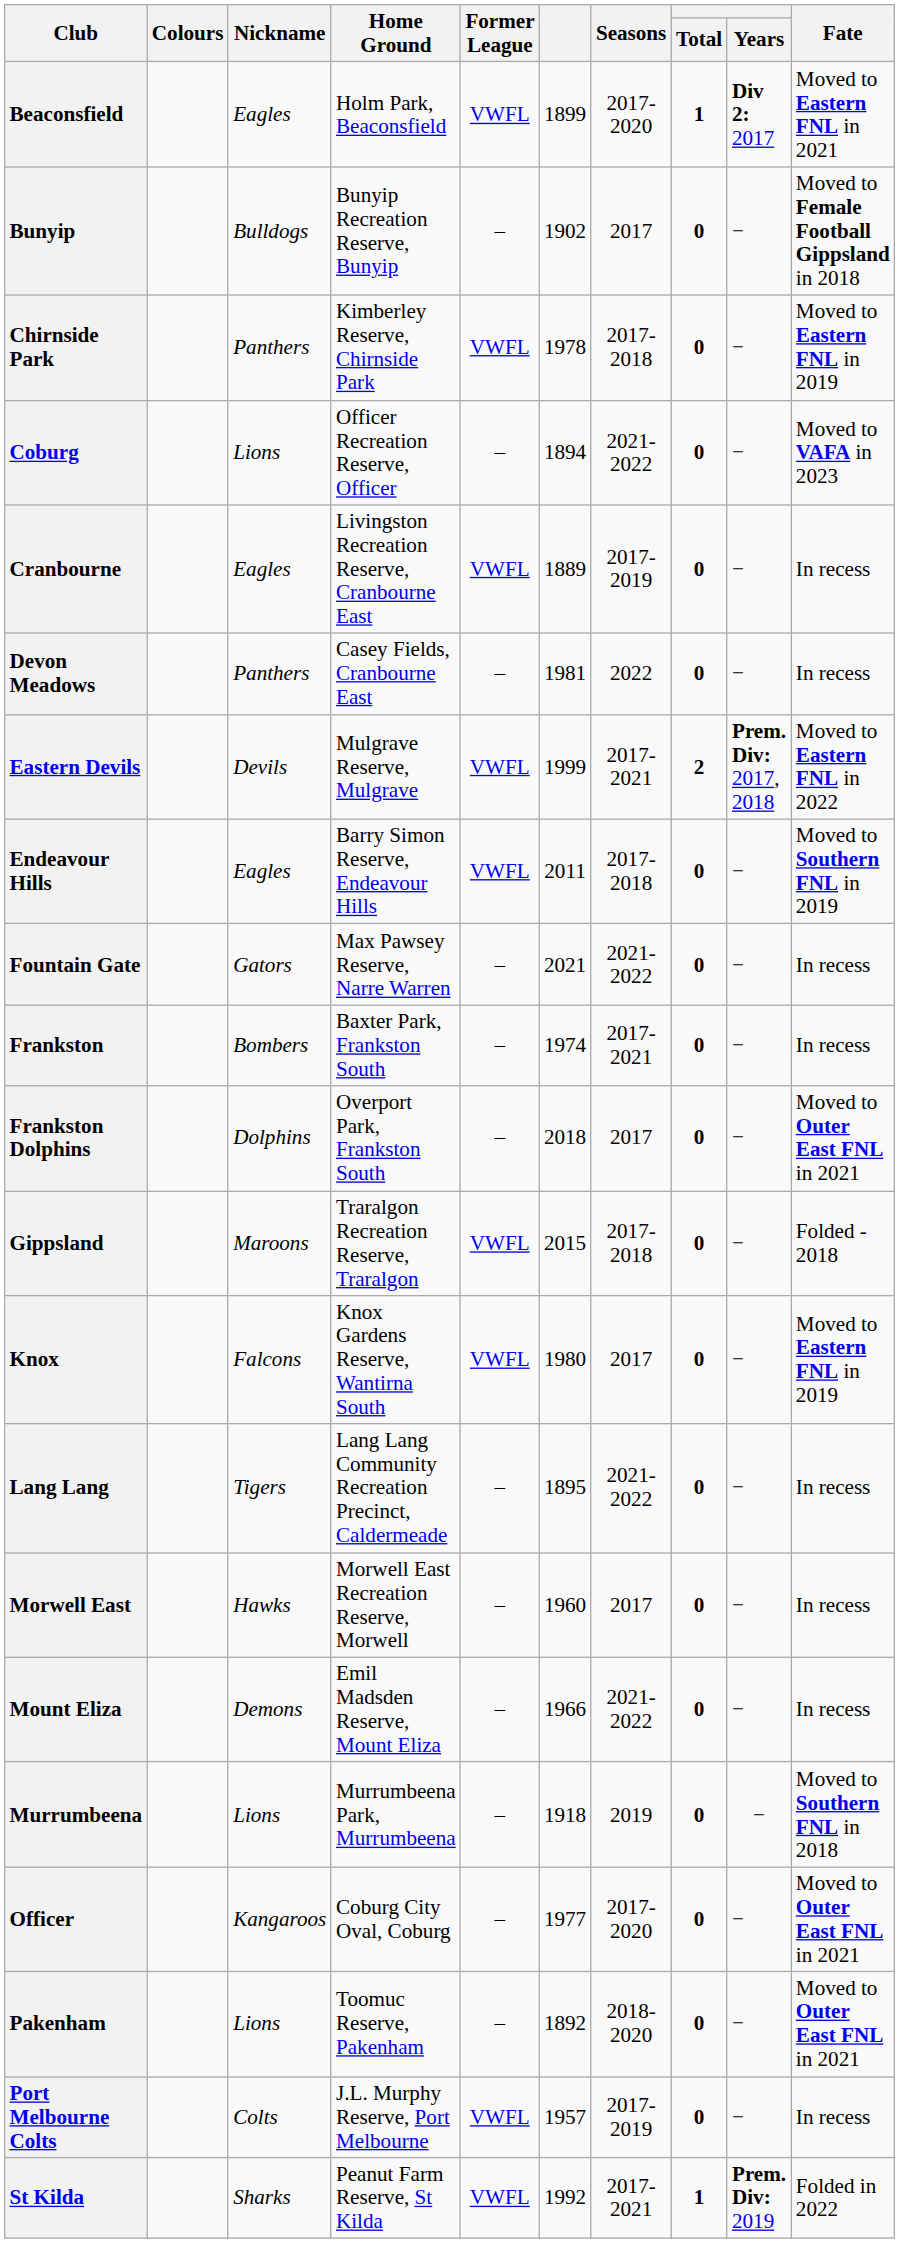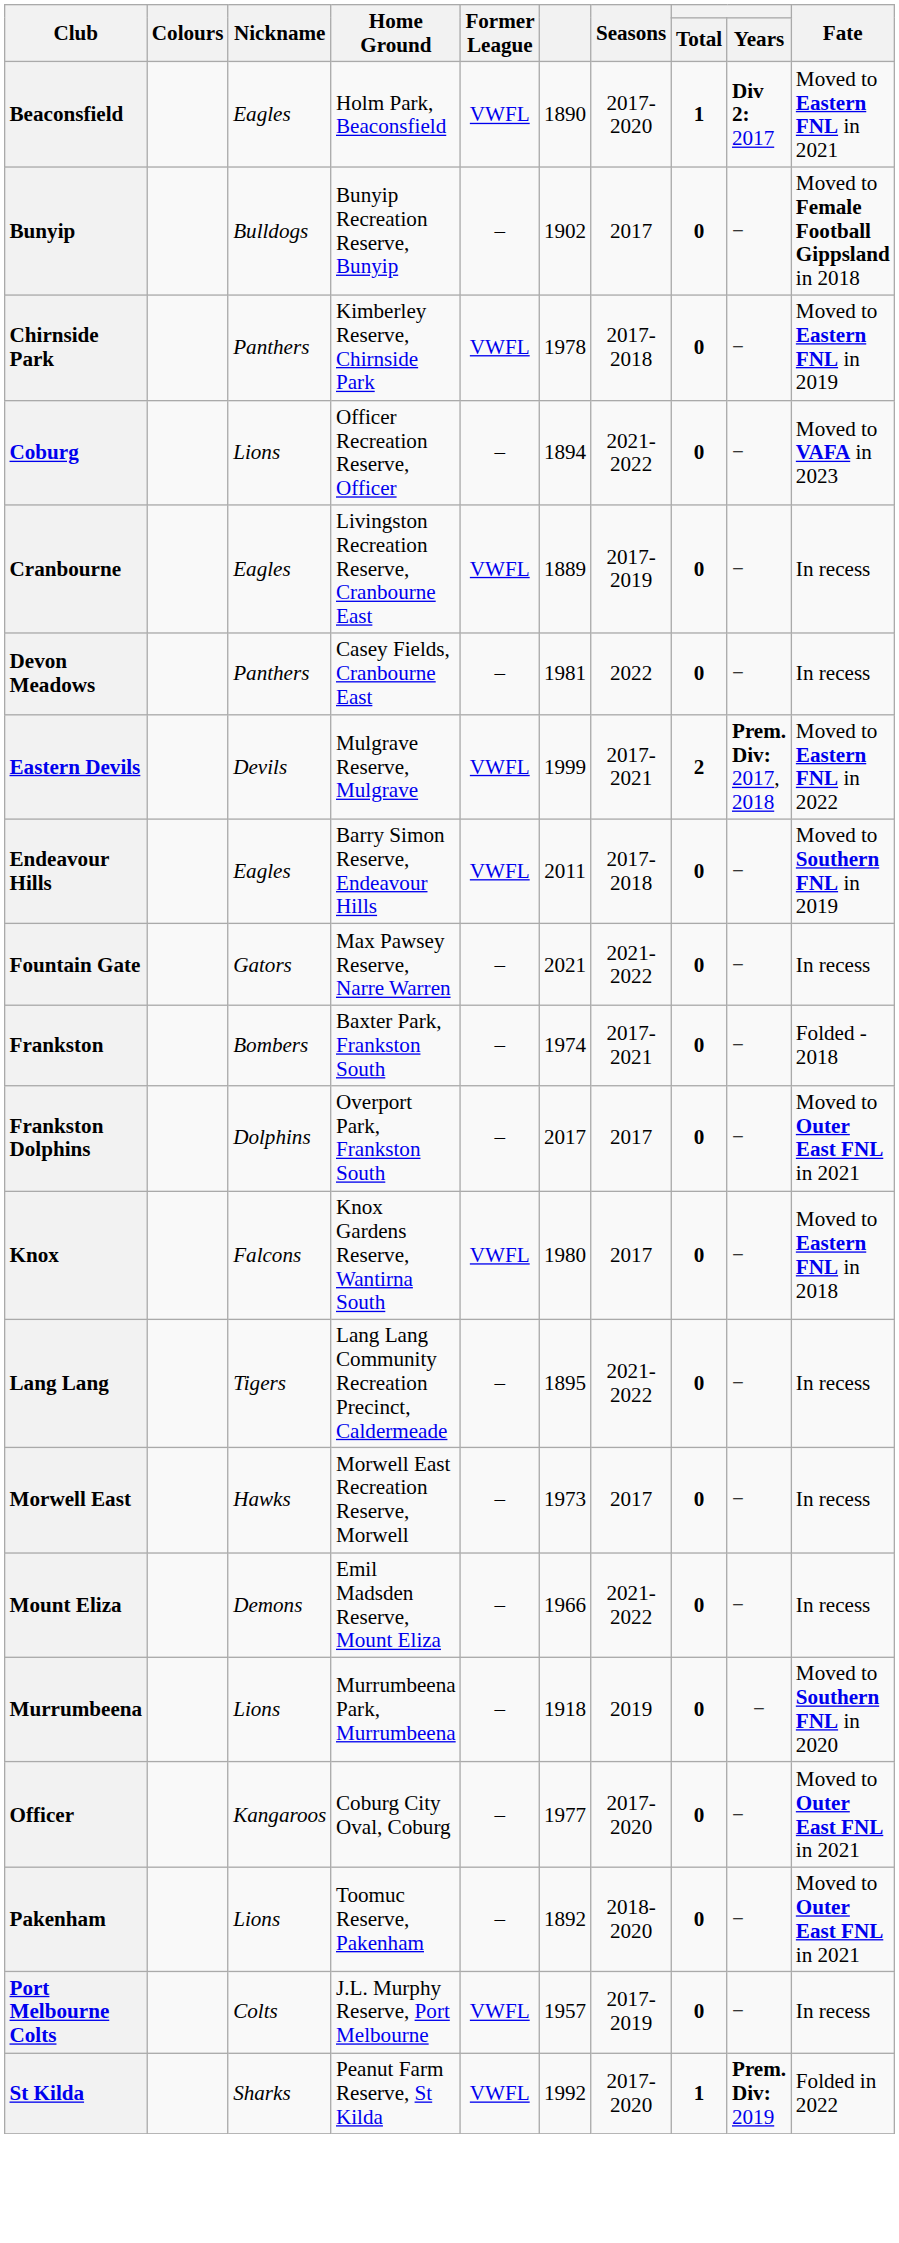(565, 114) 1899 -> (565, 114) 1890
(833, 1045) In recess -> (831, 1045) Folded - 2018
(565, 1138) 2018 -> (565, 1138) 2017
- row: (56, 1242)
(837, 1359) Moved to Eastern FNL in 2019 -> (837, 1254) Moved to Eastern FNL in 2018
(565, 1604) 1960 -> (565, 1499) 1973
(838, 1814) Moved to Southern FNL in 2018 -> (838, 1709) Moved to Southern FNL in 2020
(631, 2197) 2017-2021 -> (631, 2092) 2017-2020
